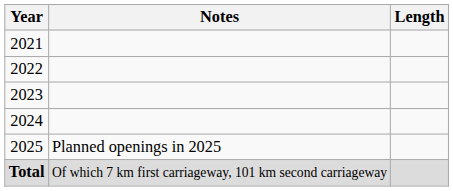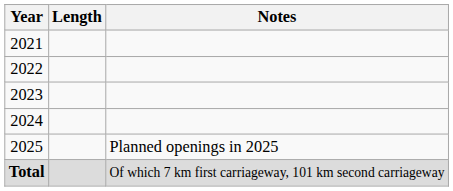columns swapped: (420, 17) <-> (220, 17)
